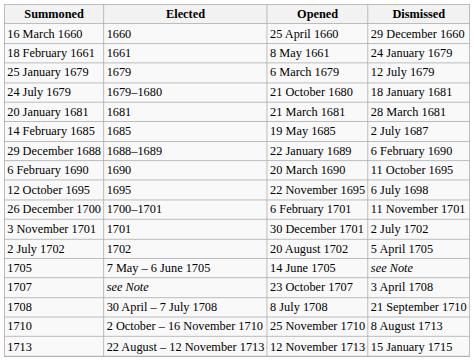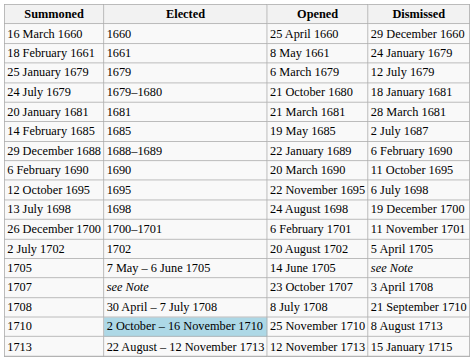+ row: (39, 209)
- row: (52, 229)
(185, 326) no background -> (185, 326) lightblue background
